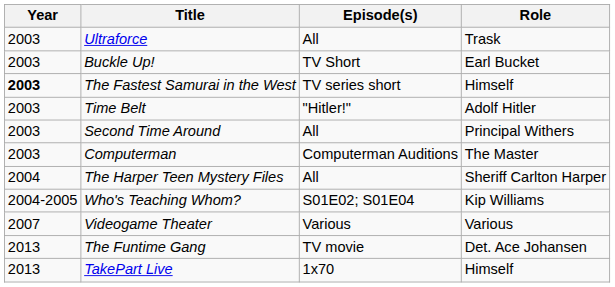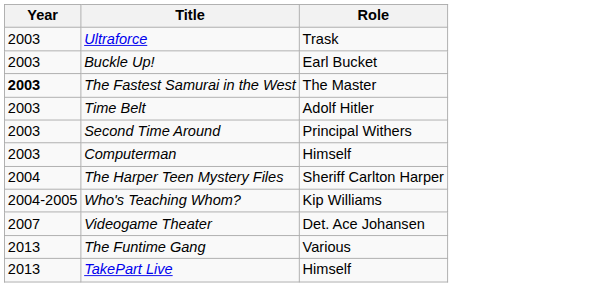- column: (380, 16)
(489, 85) Himself -> (339, 85) The Master
(502, 154) The Master -> (327, 154) Himself
(489, 223) Various -> (364, 223) Det. Ace Johansen
(526, 246) Det. Ace Johansen -> (327, 246) Various
